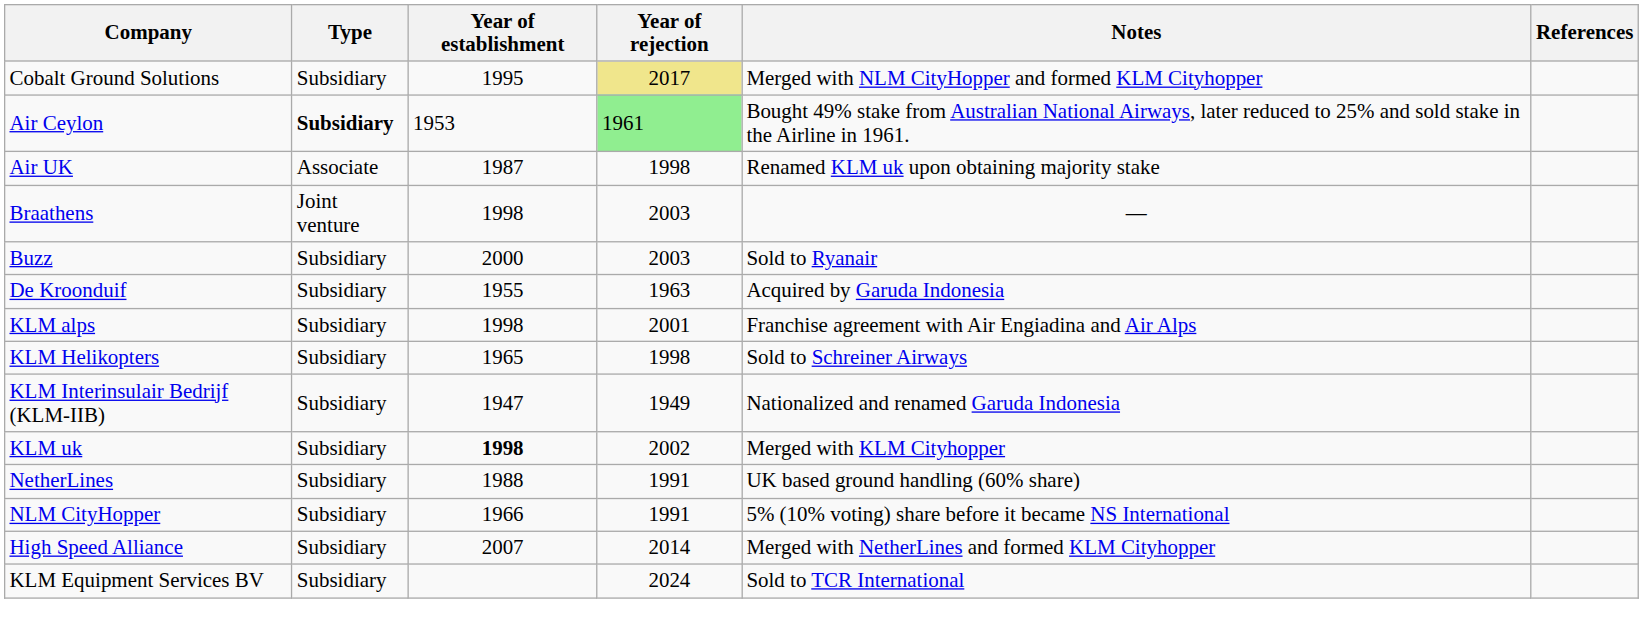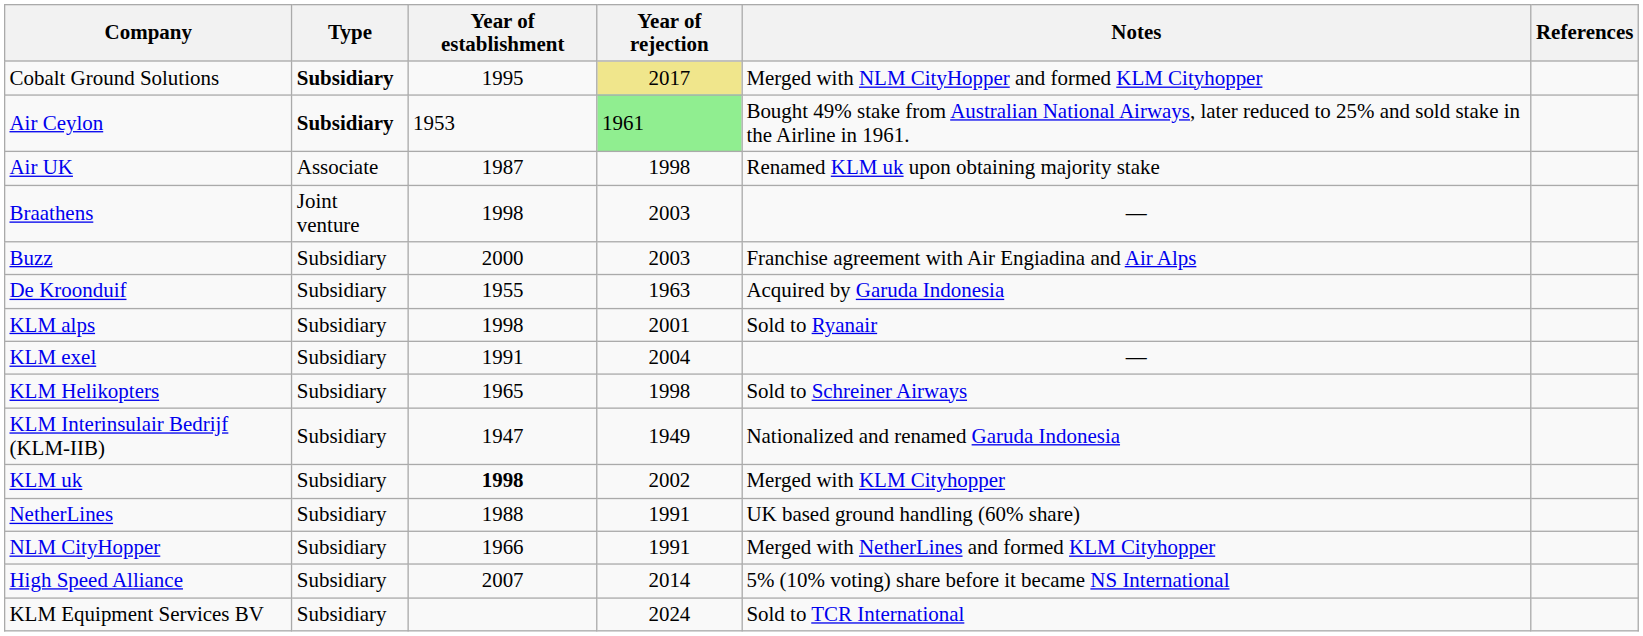(342, 77) normal -> (345, 77) bold
(812, 258) Sold to Ryanair -> (971, 258) Franchise agreement with Air Engiadina and Air Alps
(971, 324) Franchise agreement with Air Engiadina and Air Alps -> (812, 324) Sold to Ryanair
+ row: (53, 357)
(988, 514) 5% (10% voting) share before it became NS International -> (981, 547) Merged with NetherLines and formed KLM Cityhopper
(981, 547) Merged with NetherLines and formed KLM Cityhopper -> (988, 580) 5% (10% voting) share before it became NS International
